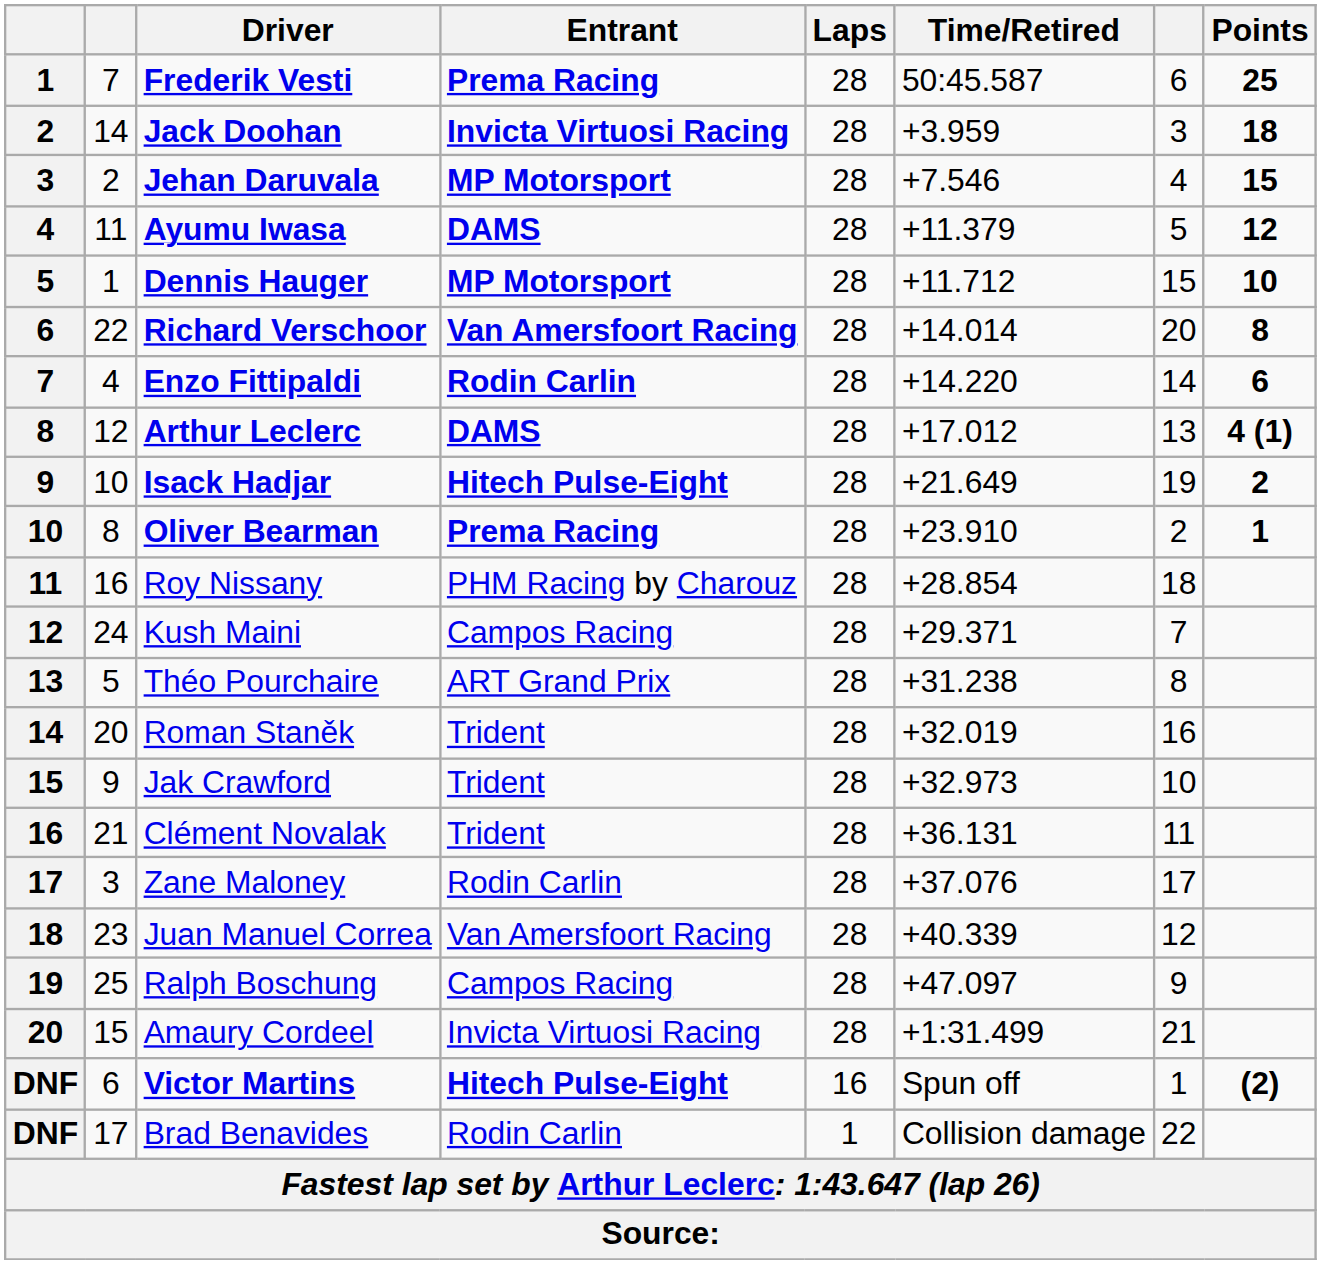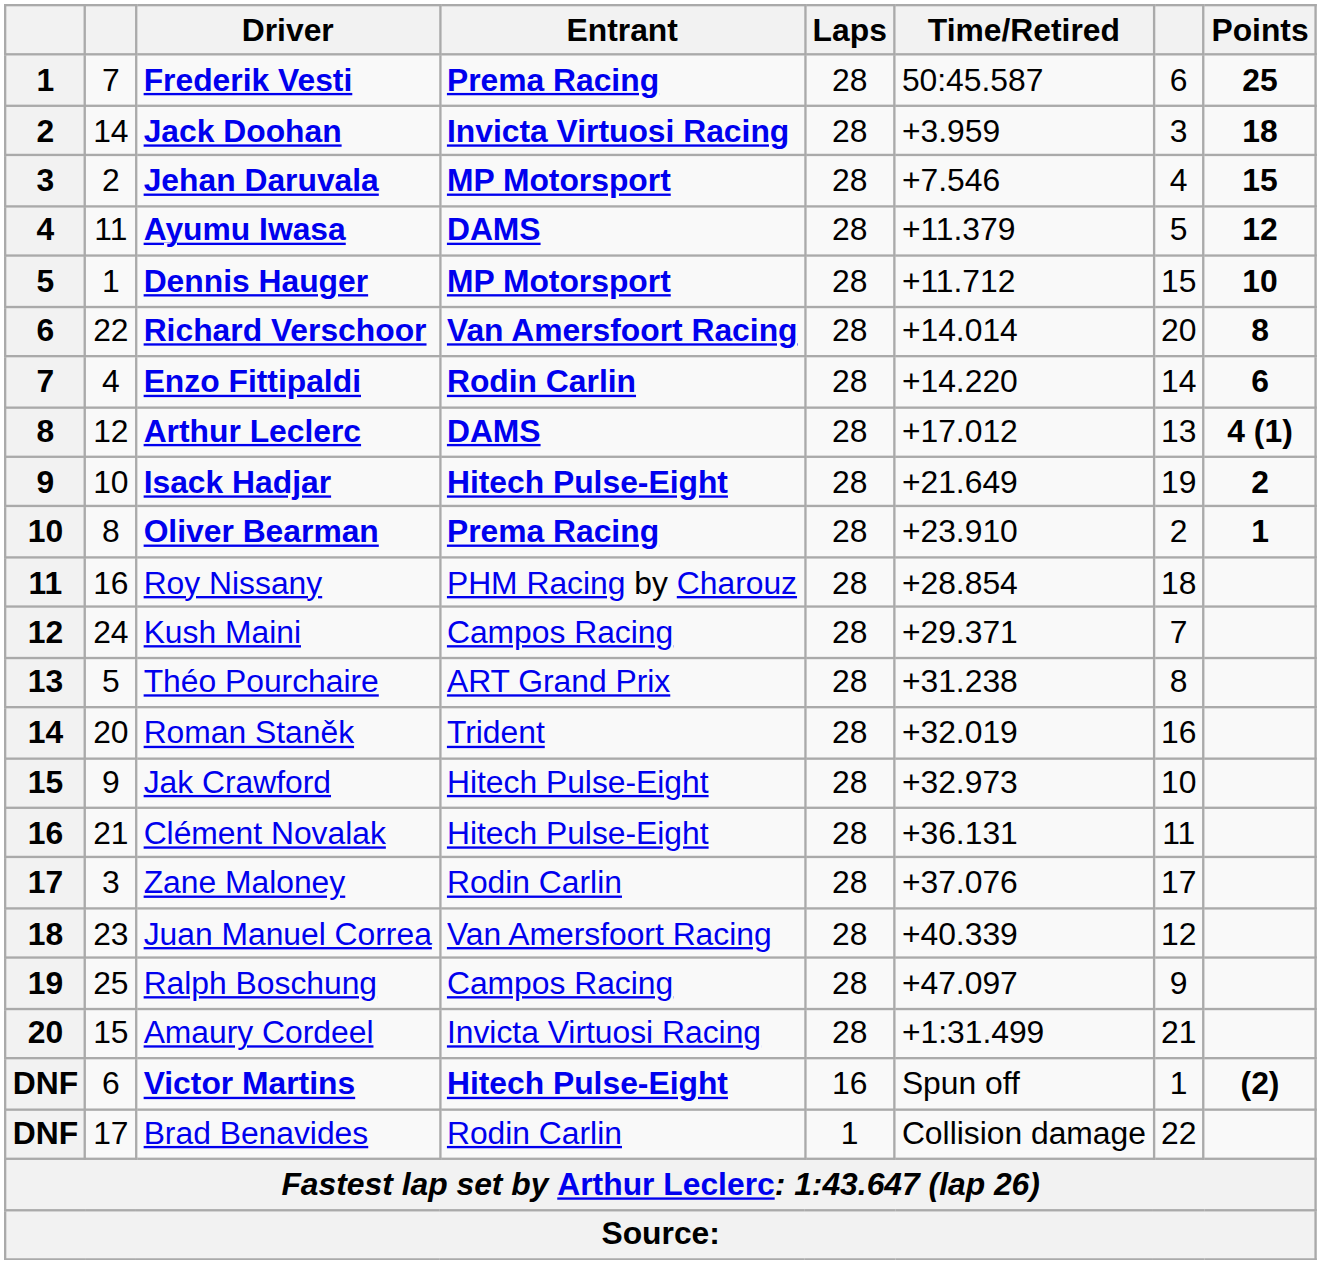(496, 782) Trident -> (578, 782) Hitech Pulse-Eight
(496, 832) Trident -> (578, 832) Hitech Pulse-Eight
